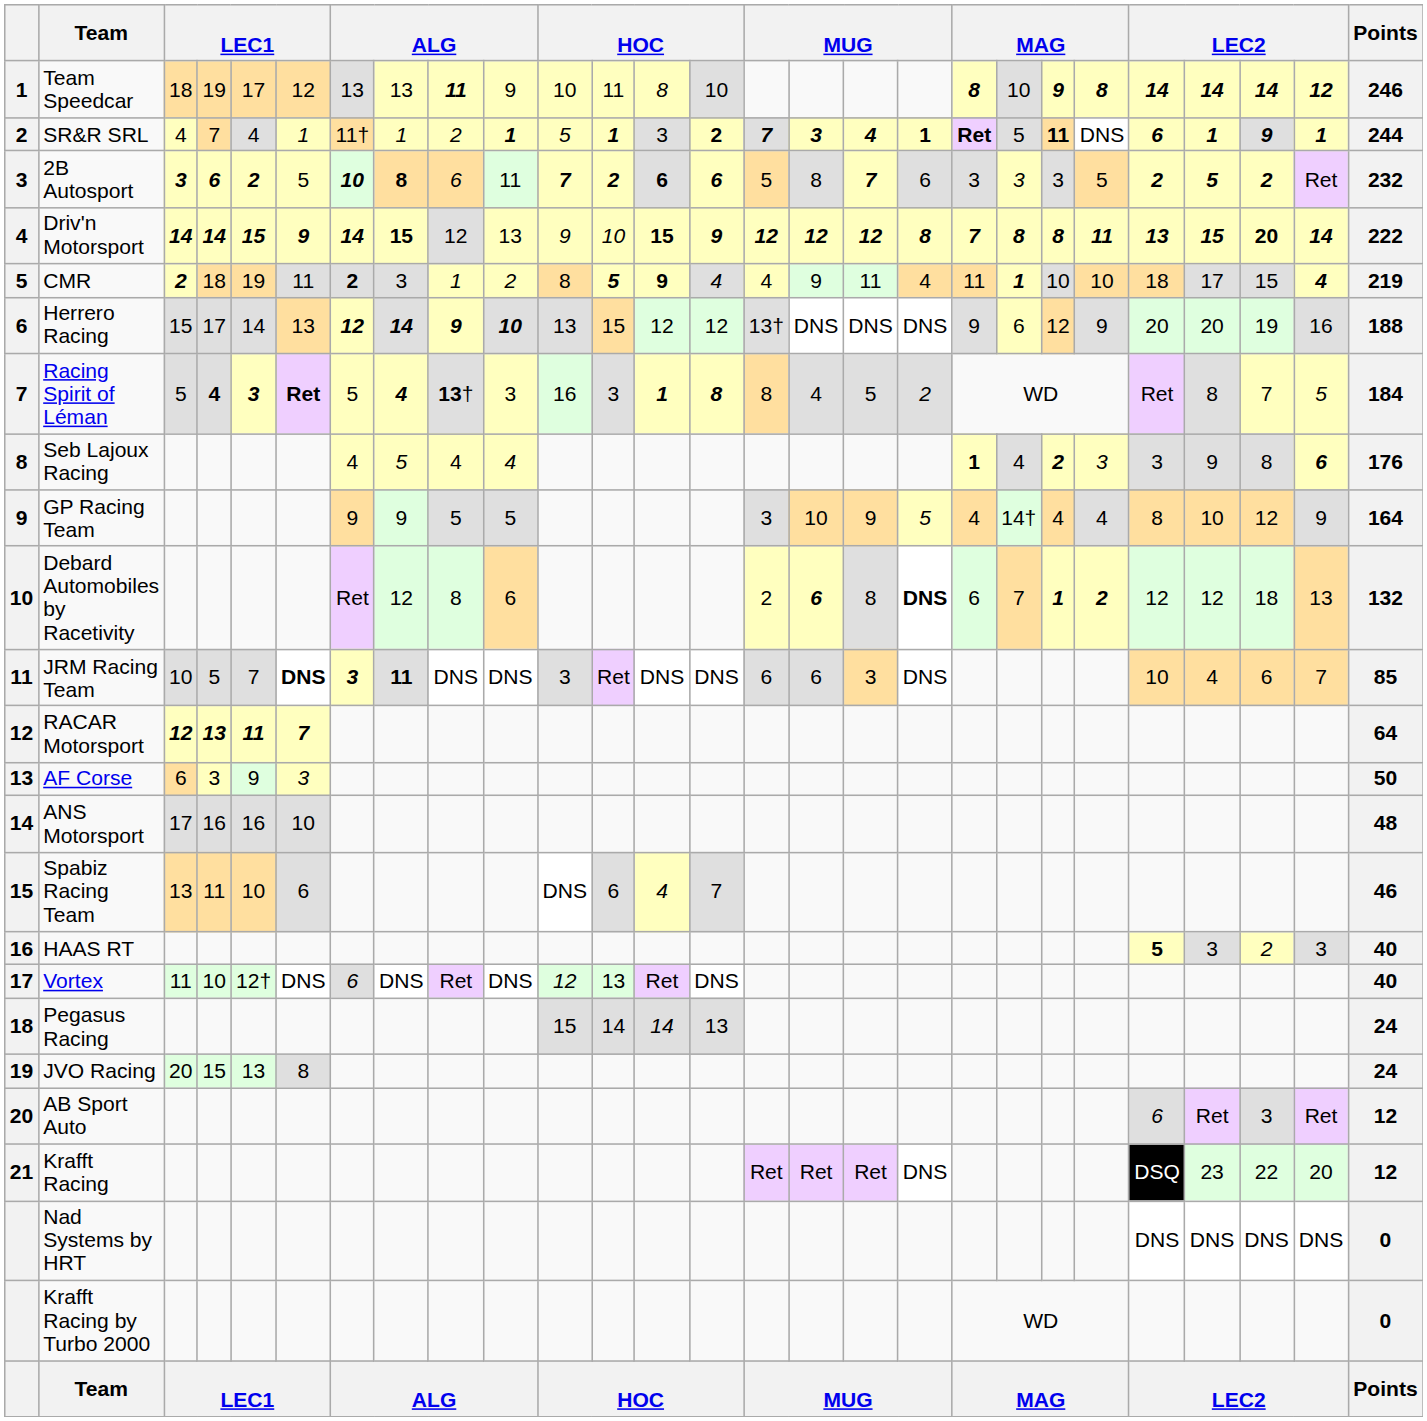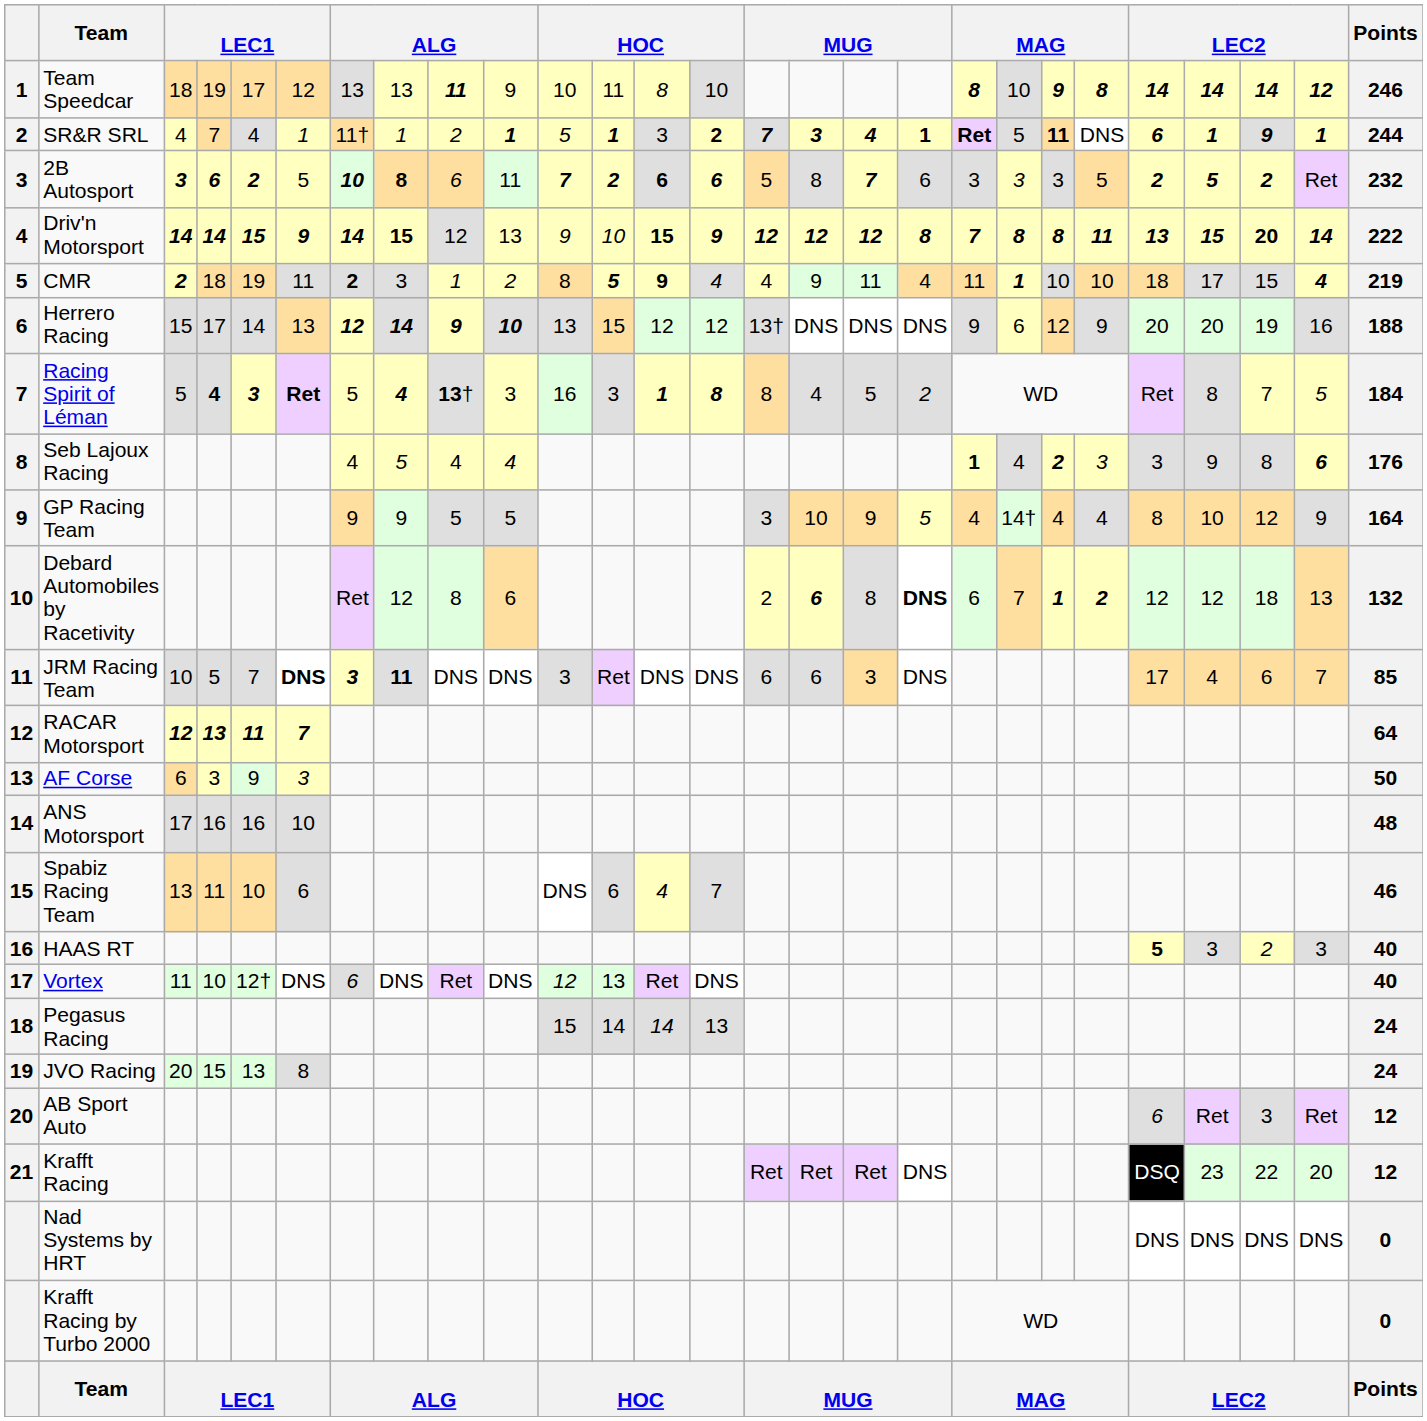(1157, 677) 10 -> (1157, 677) 17
